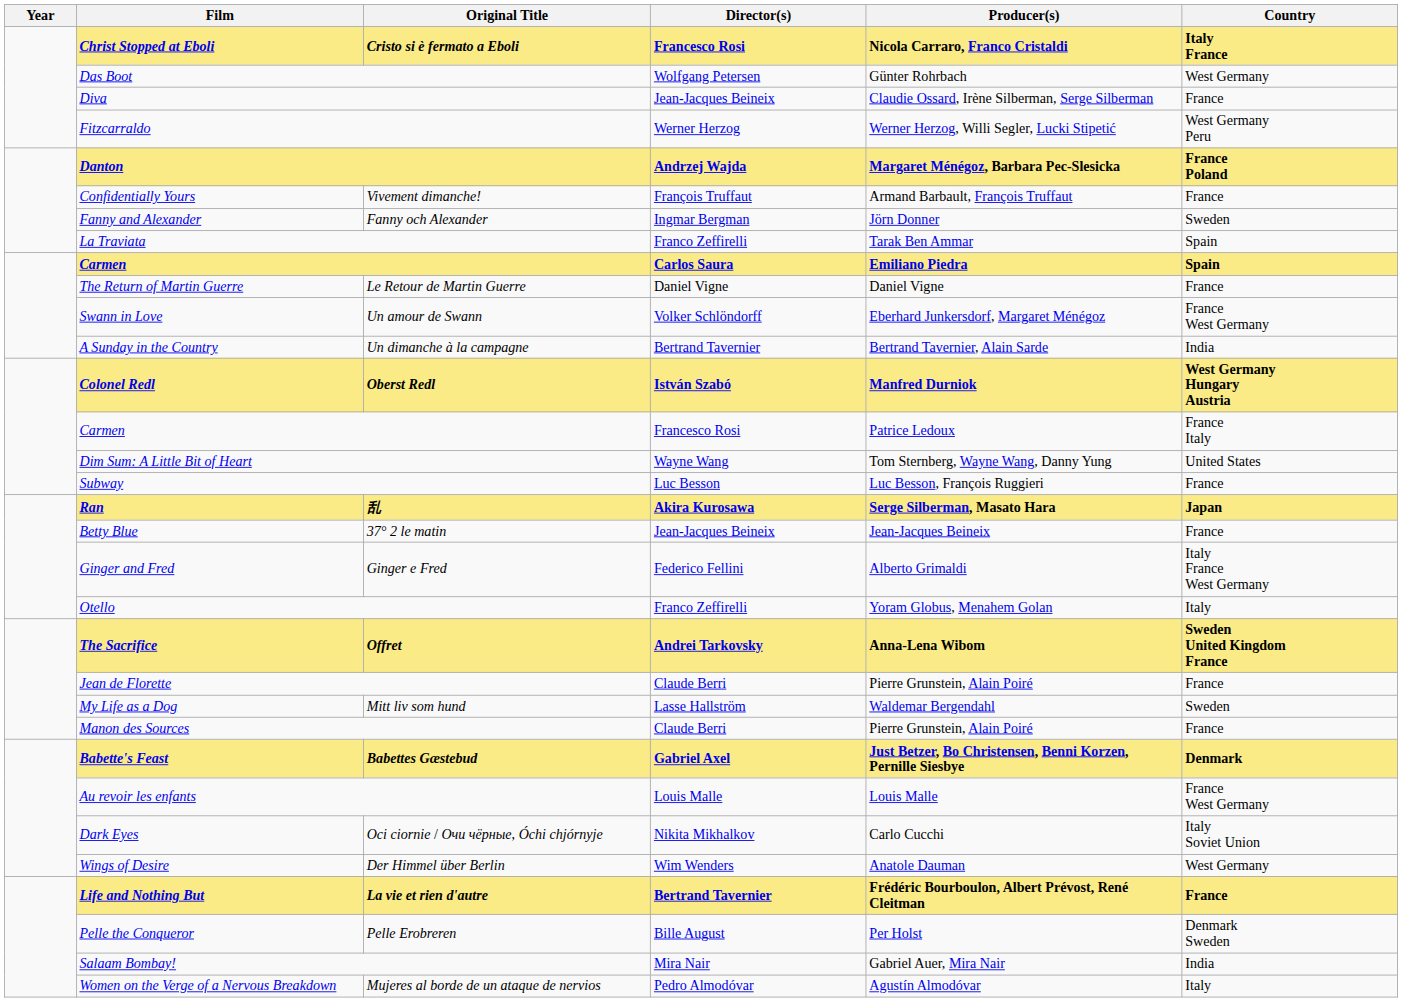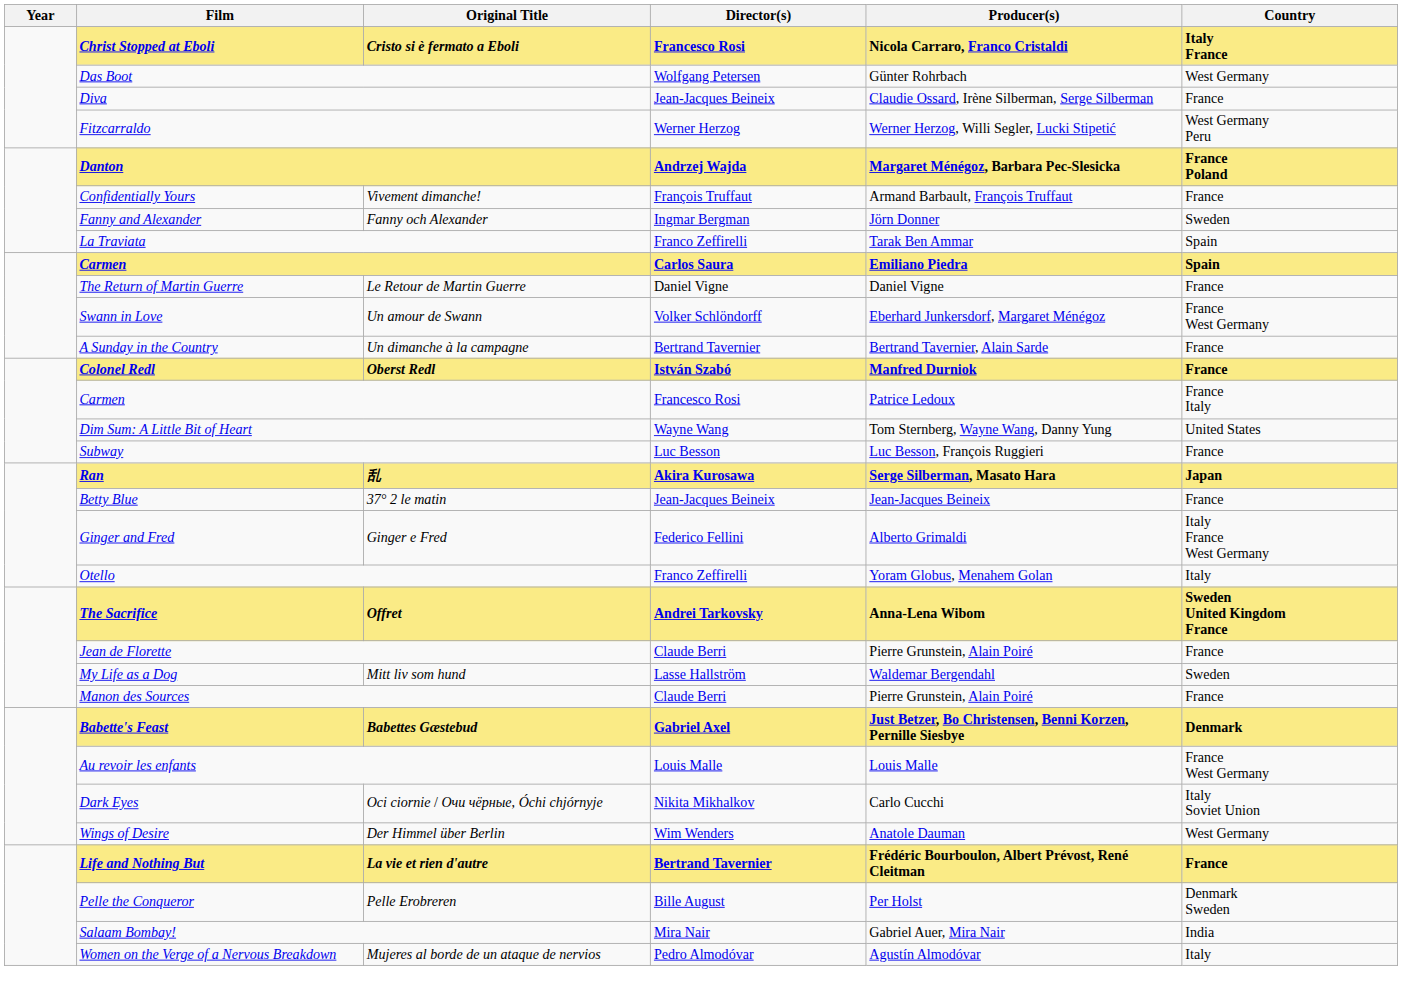(1200, 346) India -> (1204, 346) France
(1230, 385) West Germany Hungary Austria -> (1206, 369) France
